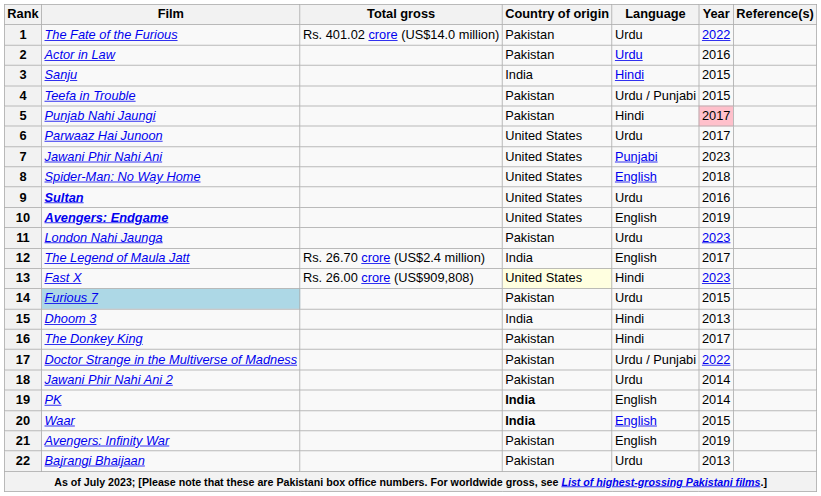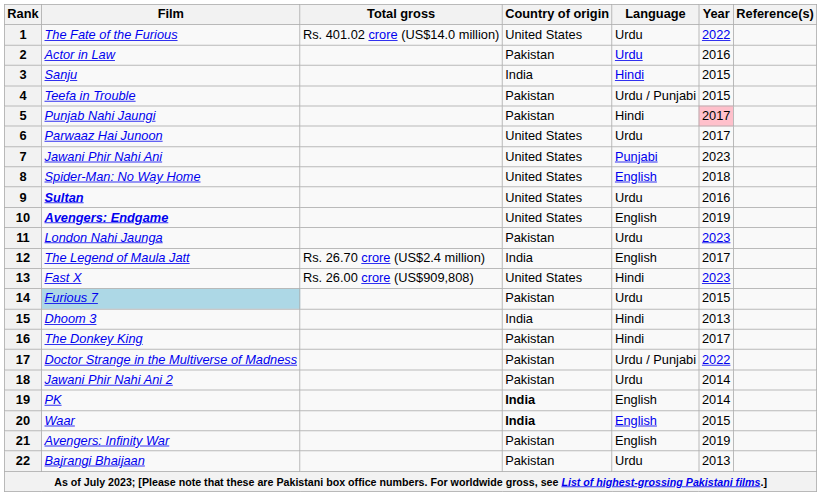(530, 34) Pakistan -> (544, 34) United States
(544, 278) lightyellow background -> (544, 278) no background
